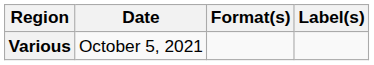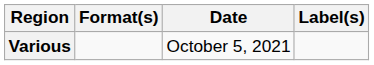columns swapped: (141, 18) <-> (251, 18)
